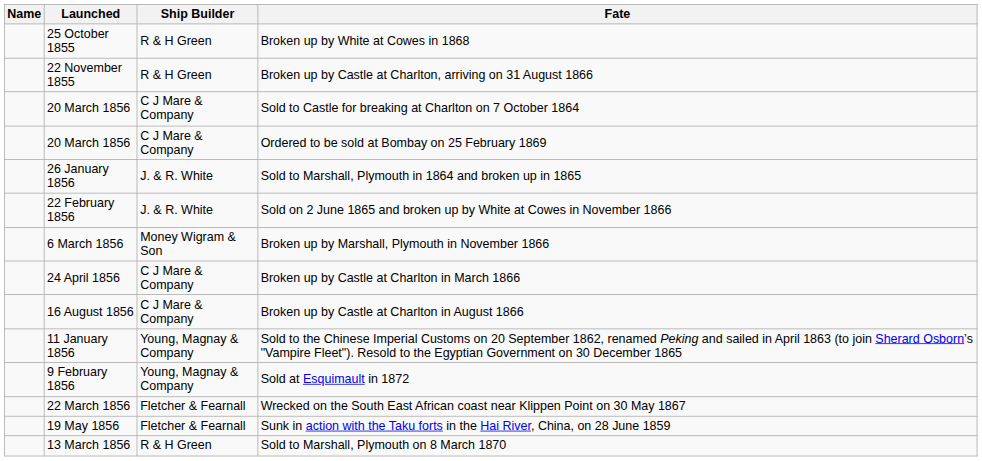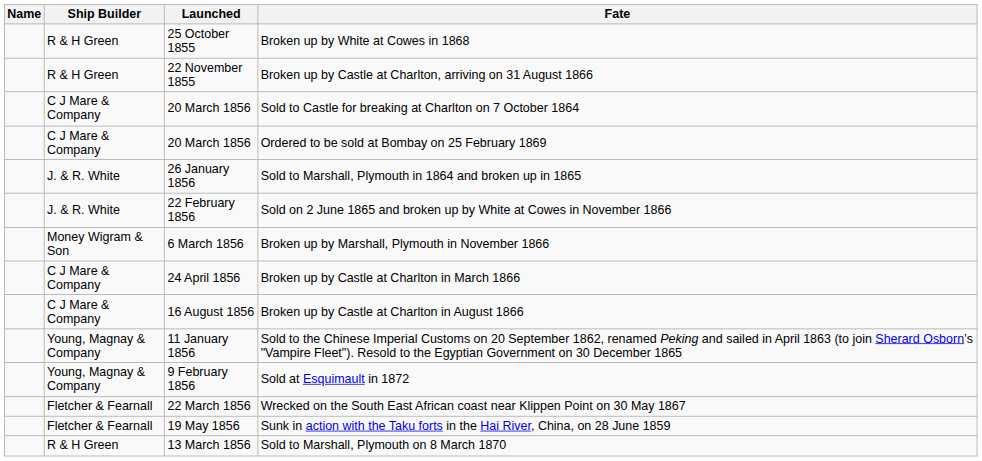columns swapped: (198, 14) <-> (91, 14)
